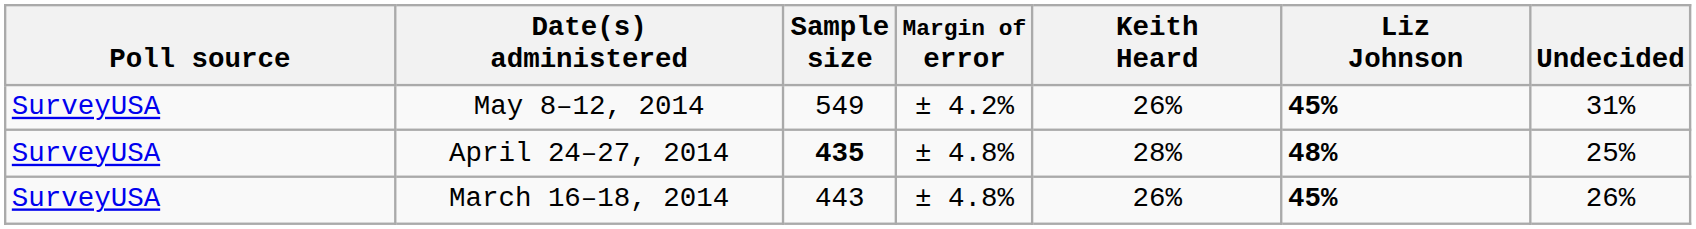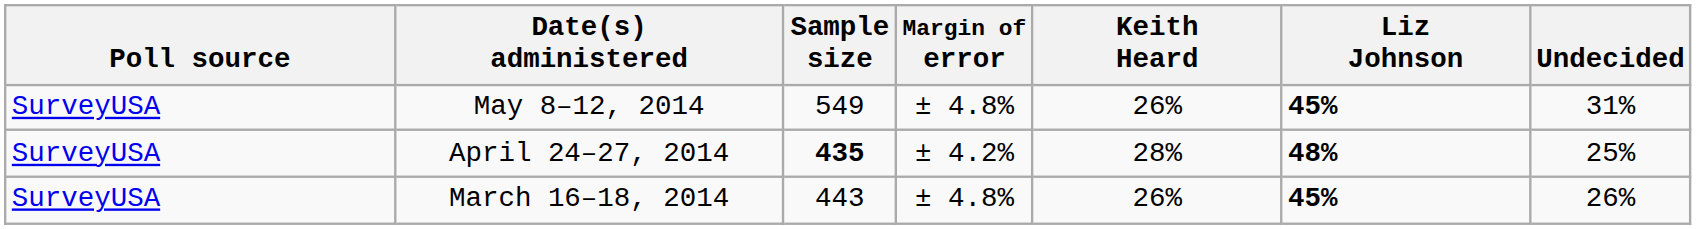(964, 107) ± 4.2% -> (964, 107) ± 4.8%
(964, 153) ± 4.8% -> (964, 153) ± 4.2%
